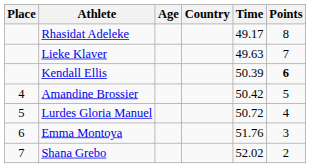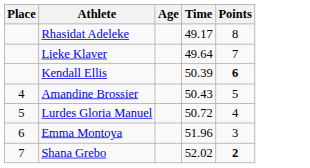- column: (207, 14)
(249, 53) 49.63 -> (199, 53) 49.64
(249, 93) 50.42 -> (199, 93) 50.43
(249, 133) 51.76 -> (199, 133) 51.96
(286, 152) normal -> (235, 152) bold
